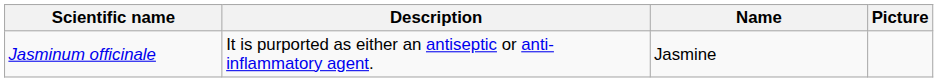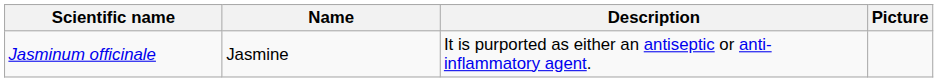columns swapped: (759, 17) <-> (436, 17)
